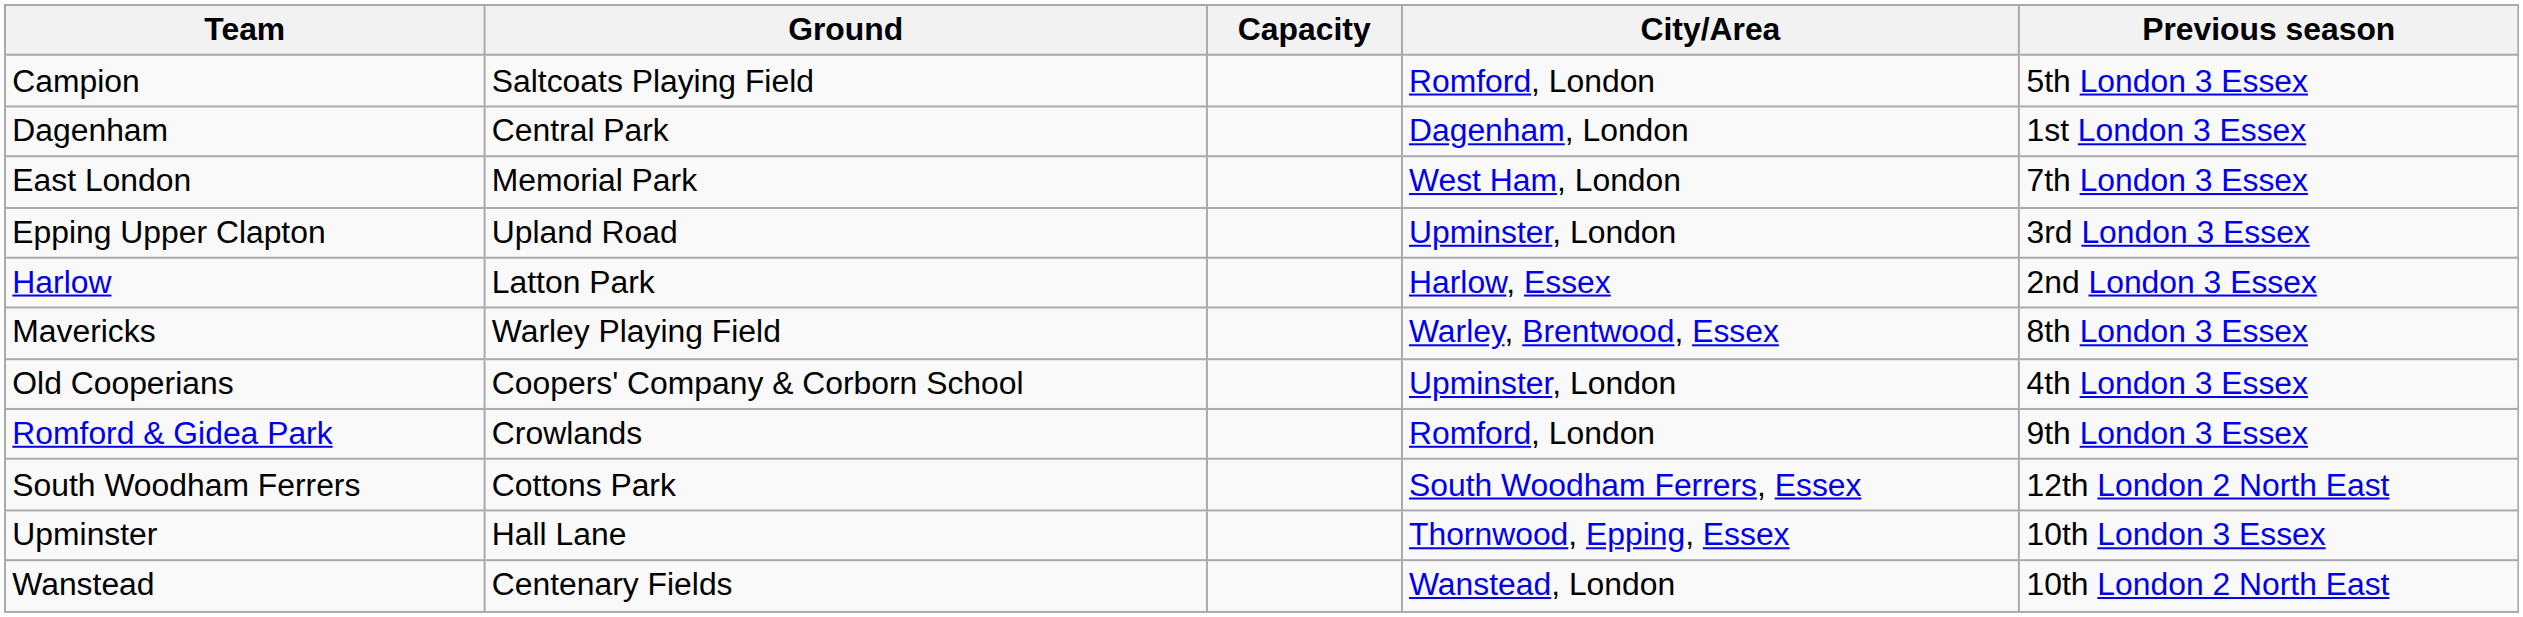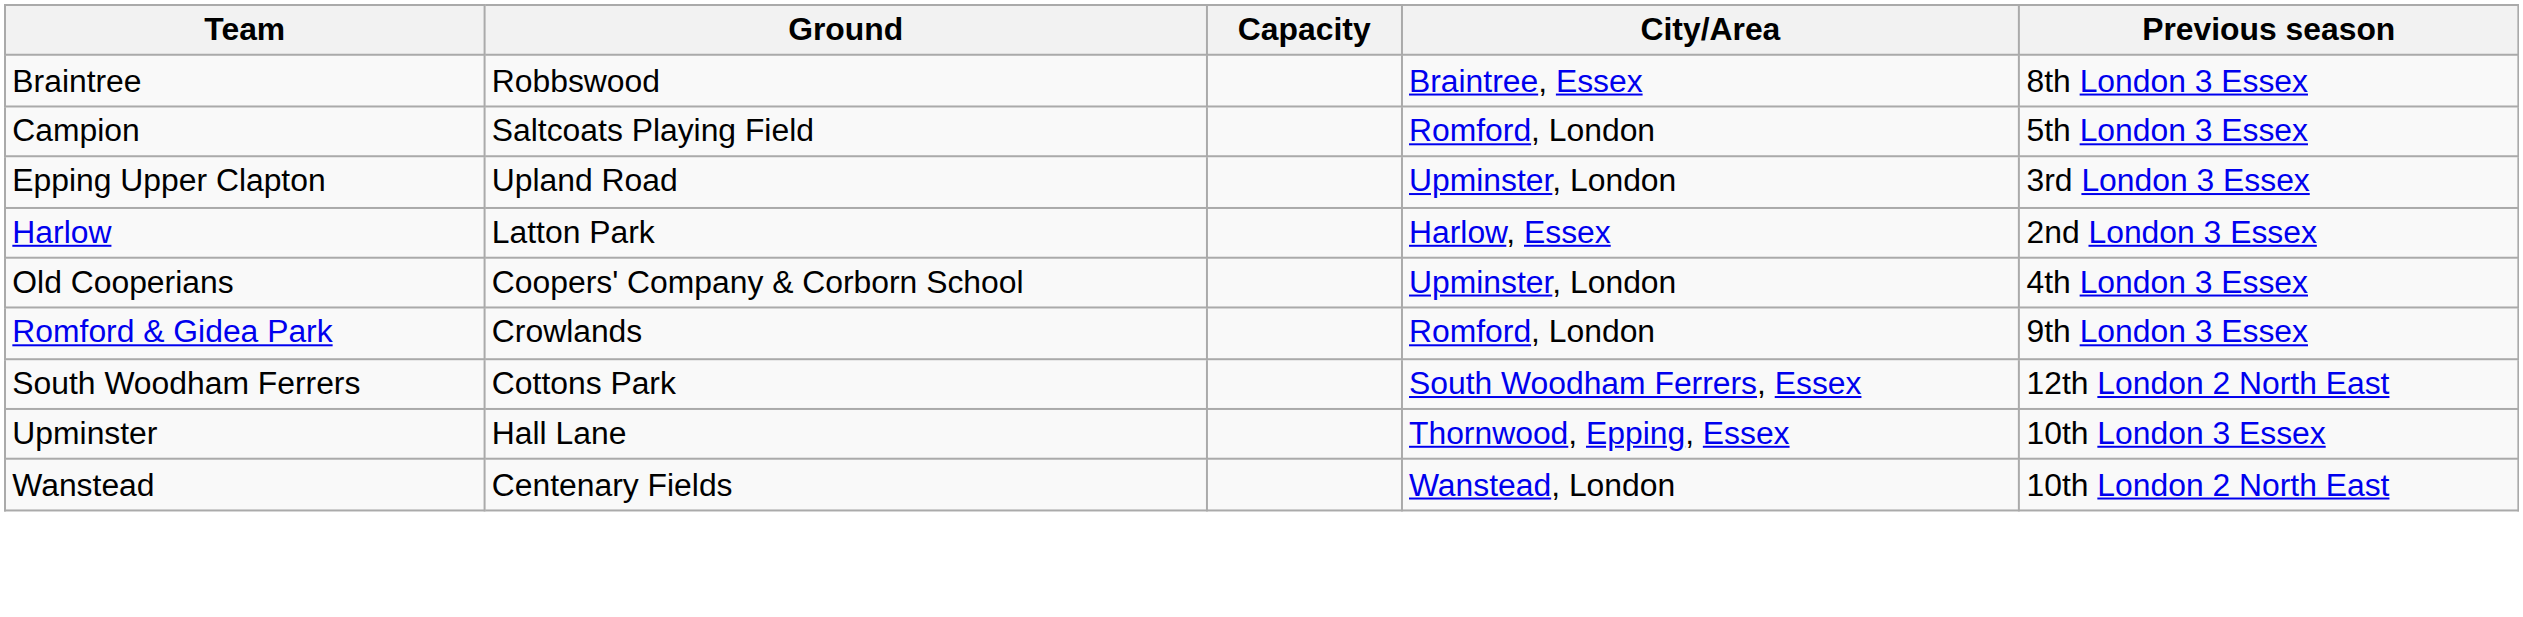+ row: (77, 80)
- row: (90, 130)
- row: (102, 181)
- row: (84, 332)
